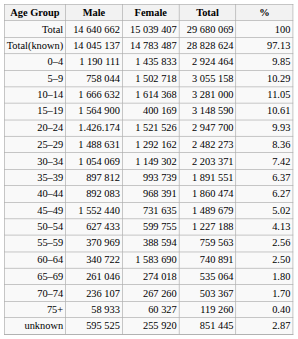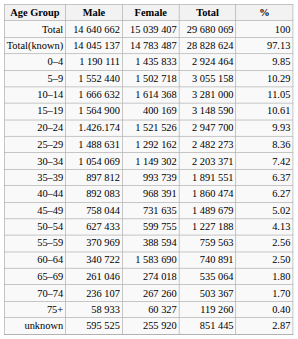(103, 78) 758 044 -> (99, 78) 1 552 440
(99, 210) 1 552 440 -> (103, 210) 758 044
